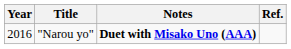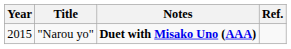(20, 33) 2016 -> (20, 33) 2015
